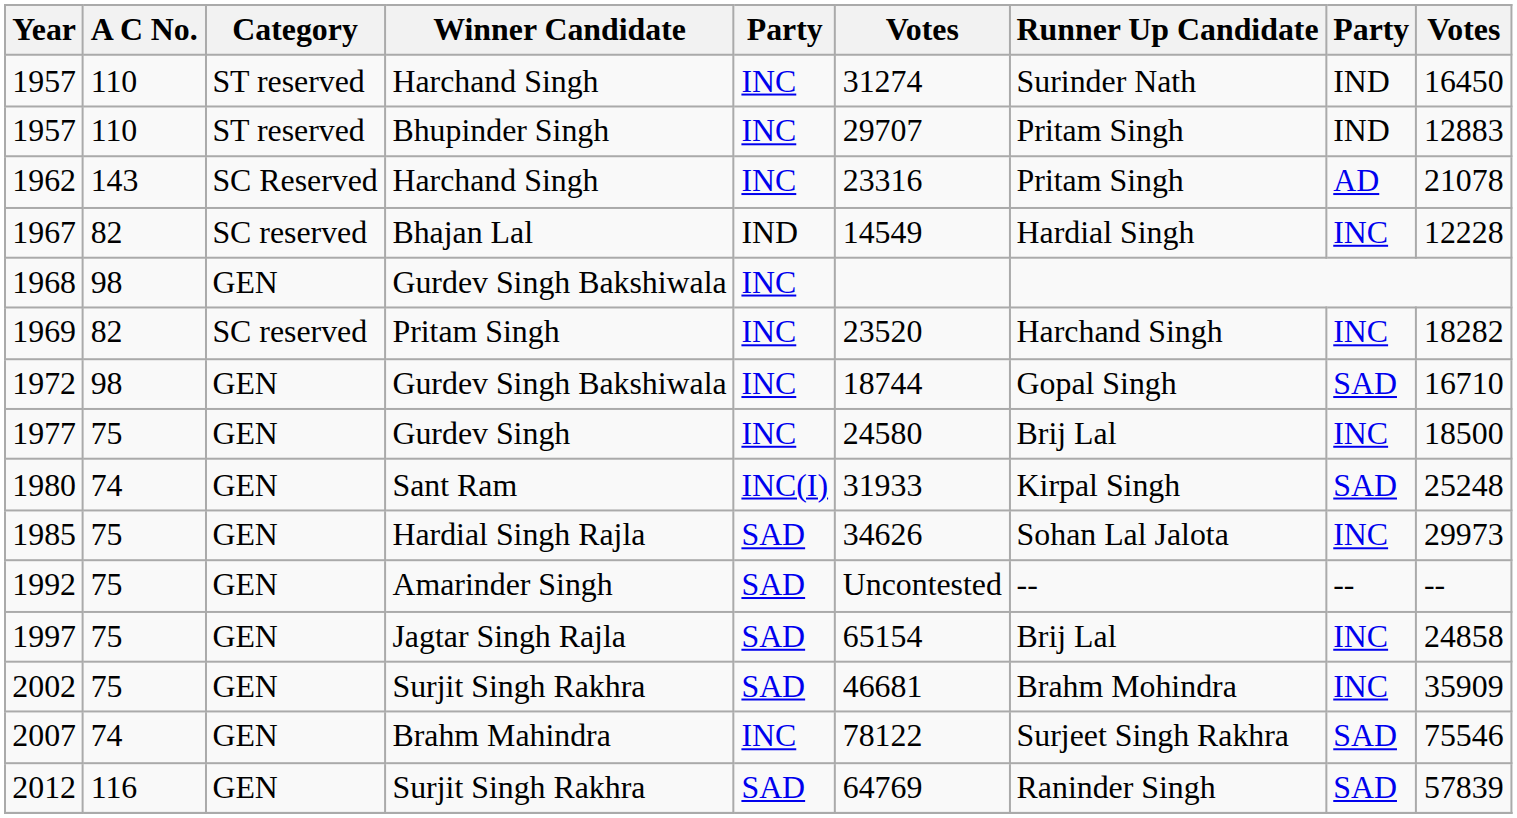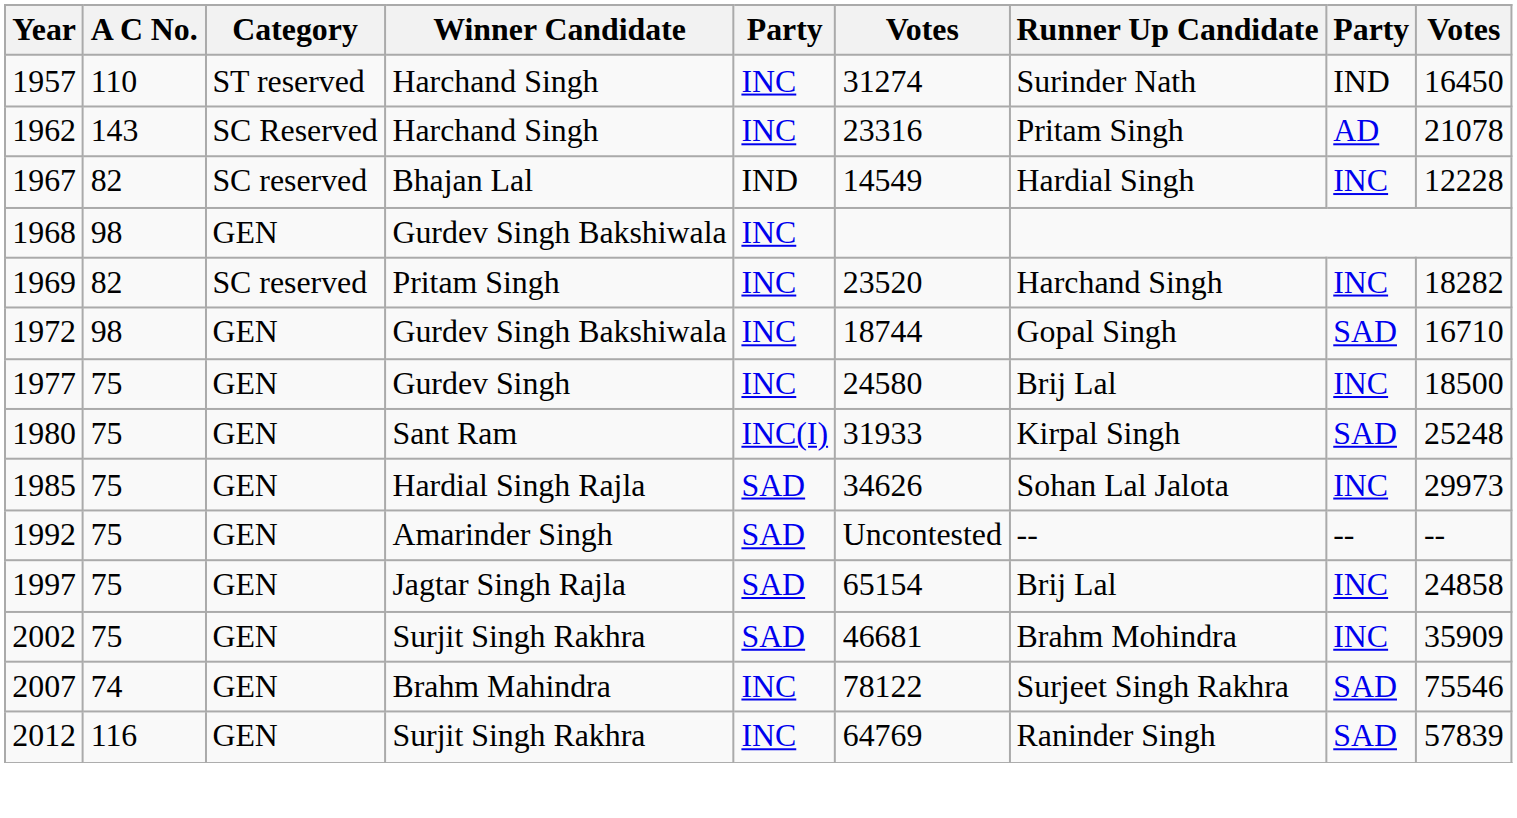- row: (44, 130)
(107, 484) 74 -> (107, 433) 75
(773, 787) SAD -> (769, 736) INC
